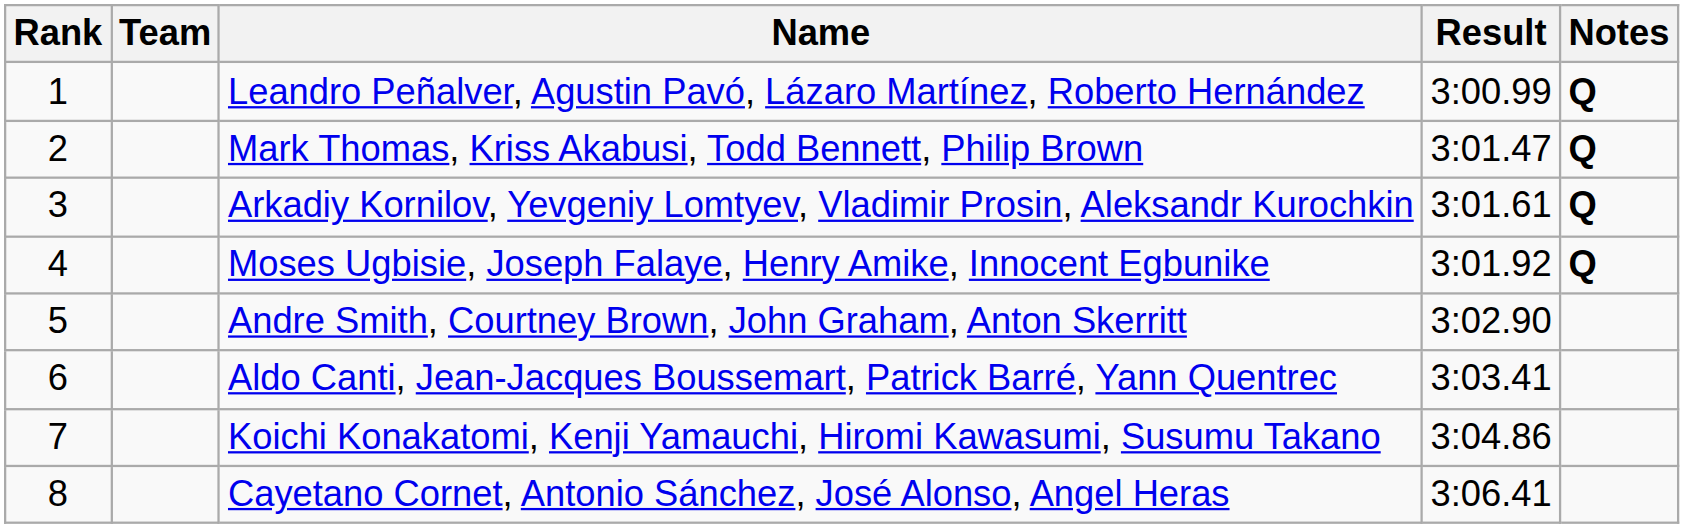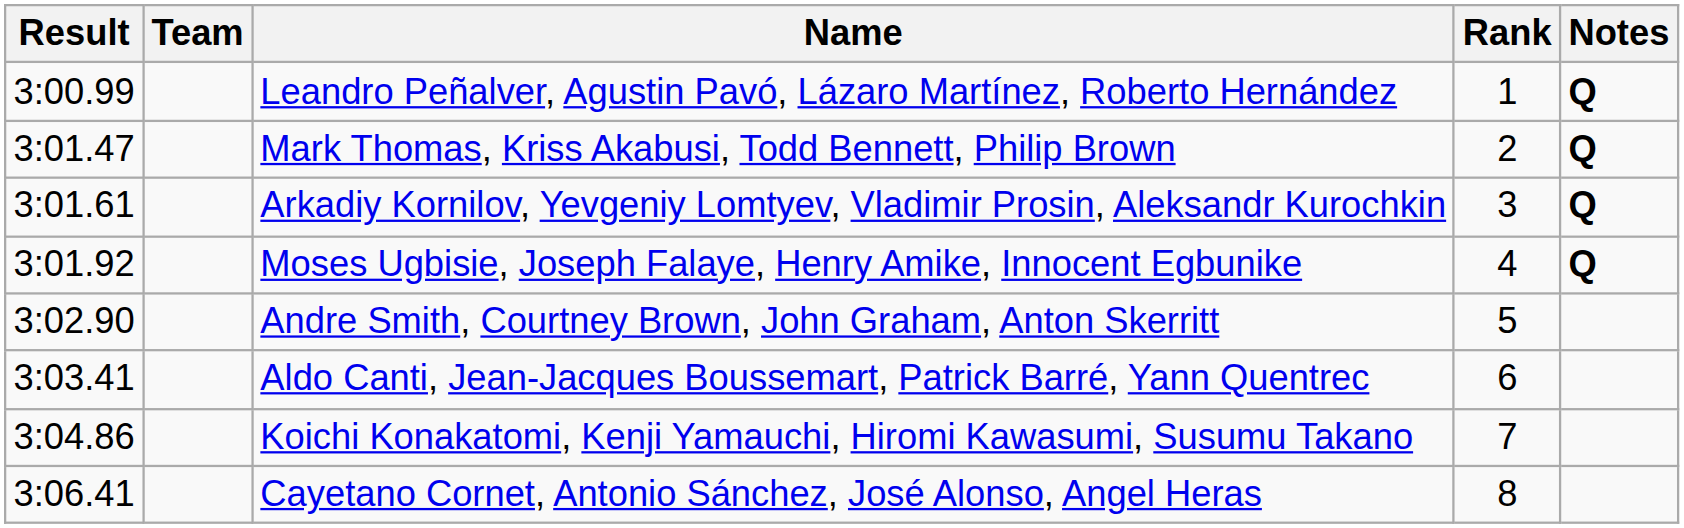columns swapped: (58, 33) <-> (1491, 33)
